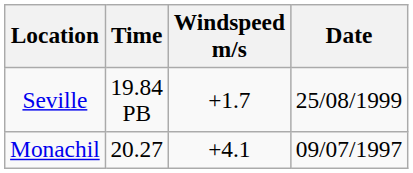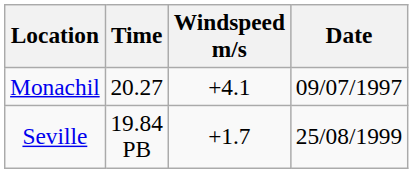rows swapped: (55, 149) <-> (55, 99)
